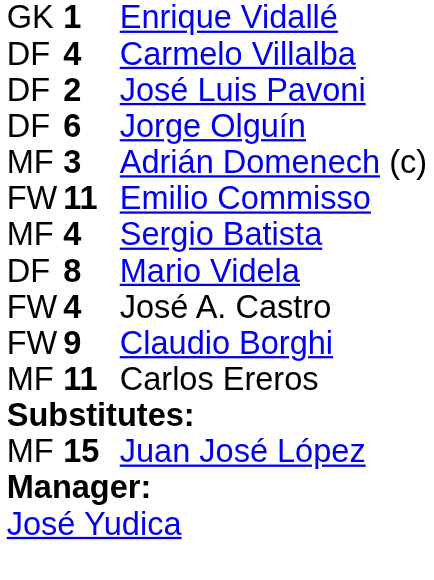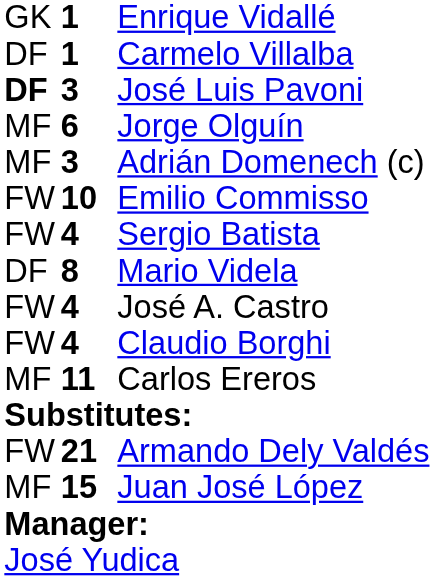(72, 53) 4 -> (70, 53) 1
(28, 89) normal -> (26, 89) bold
(72, 89) 2 -> (70, 89) 3
(28, 126) DF -> (28, 126) MF
(80, 198) 11 -> (79, 198) 10
(30, 234) MF -> (30, 234) FW
(72, 343) 9 -> (70, 343) 4
+ row: (273, 451)
